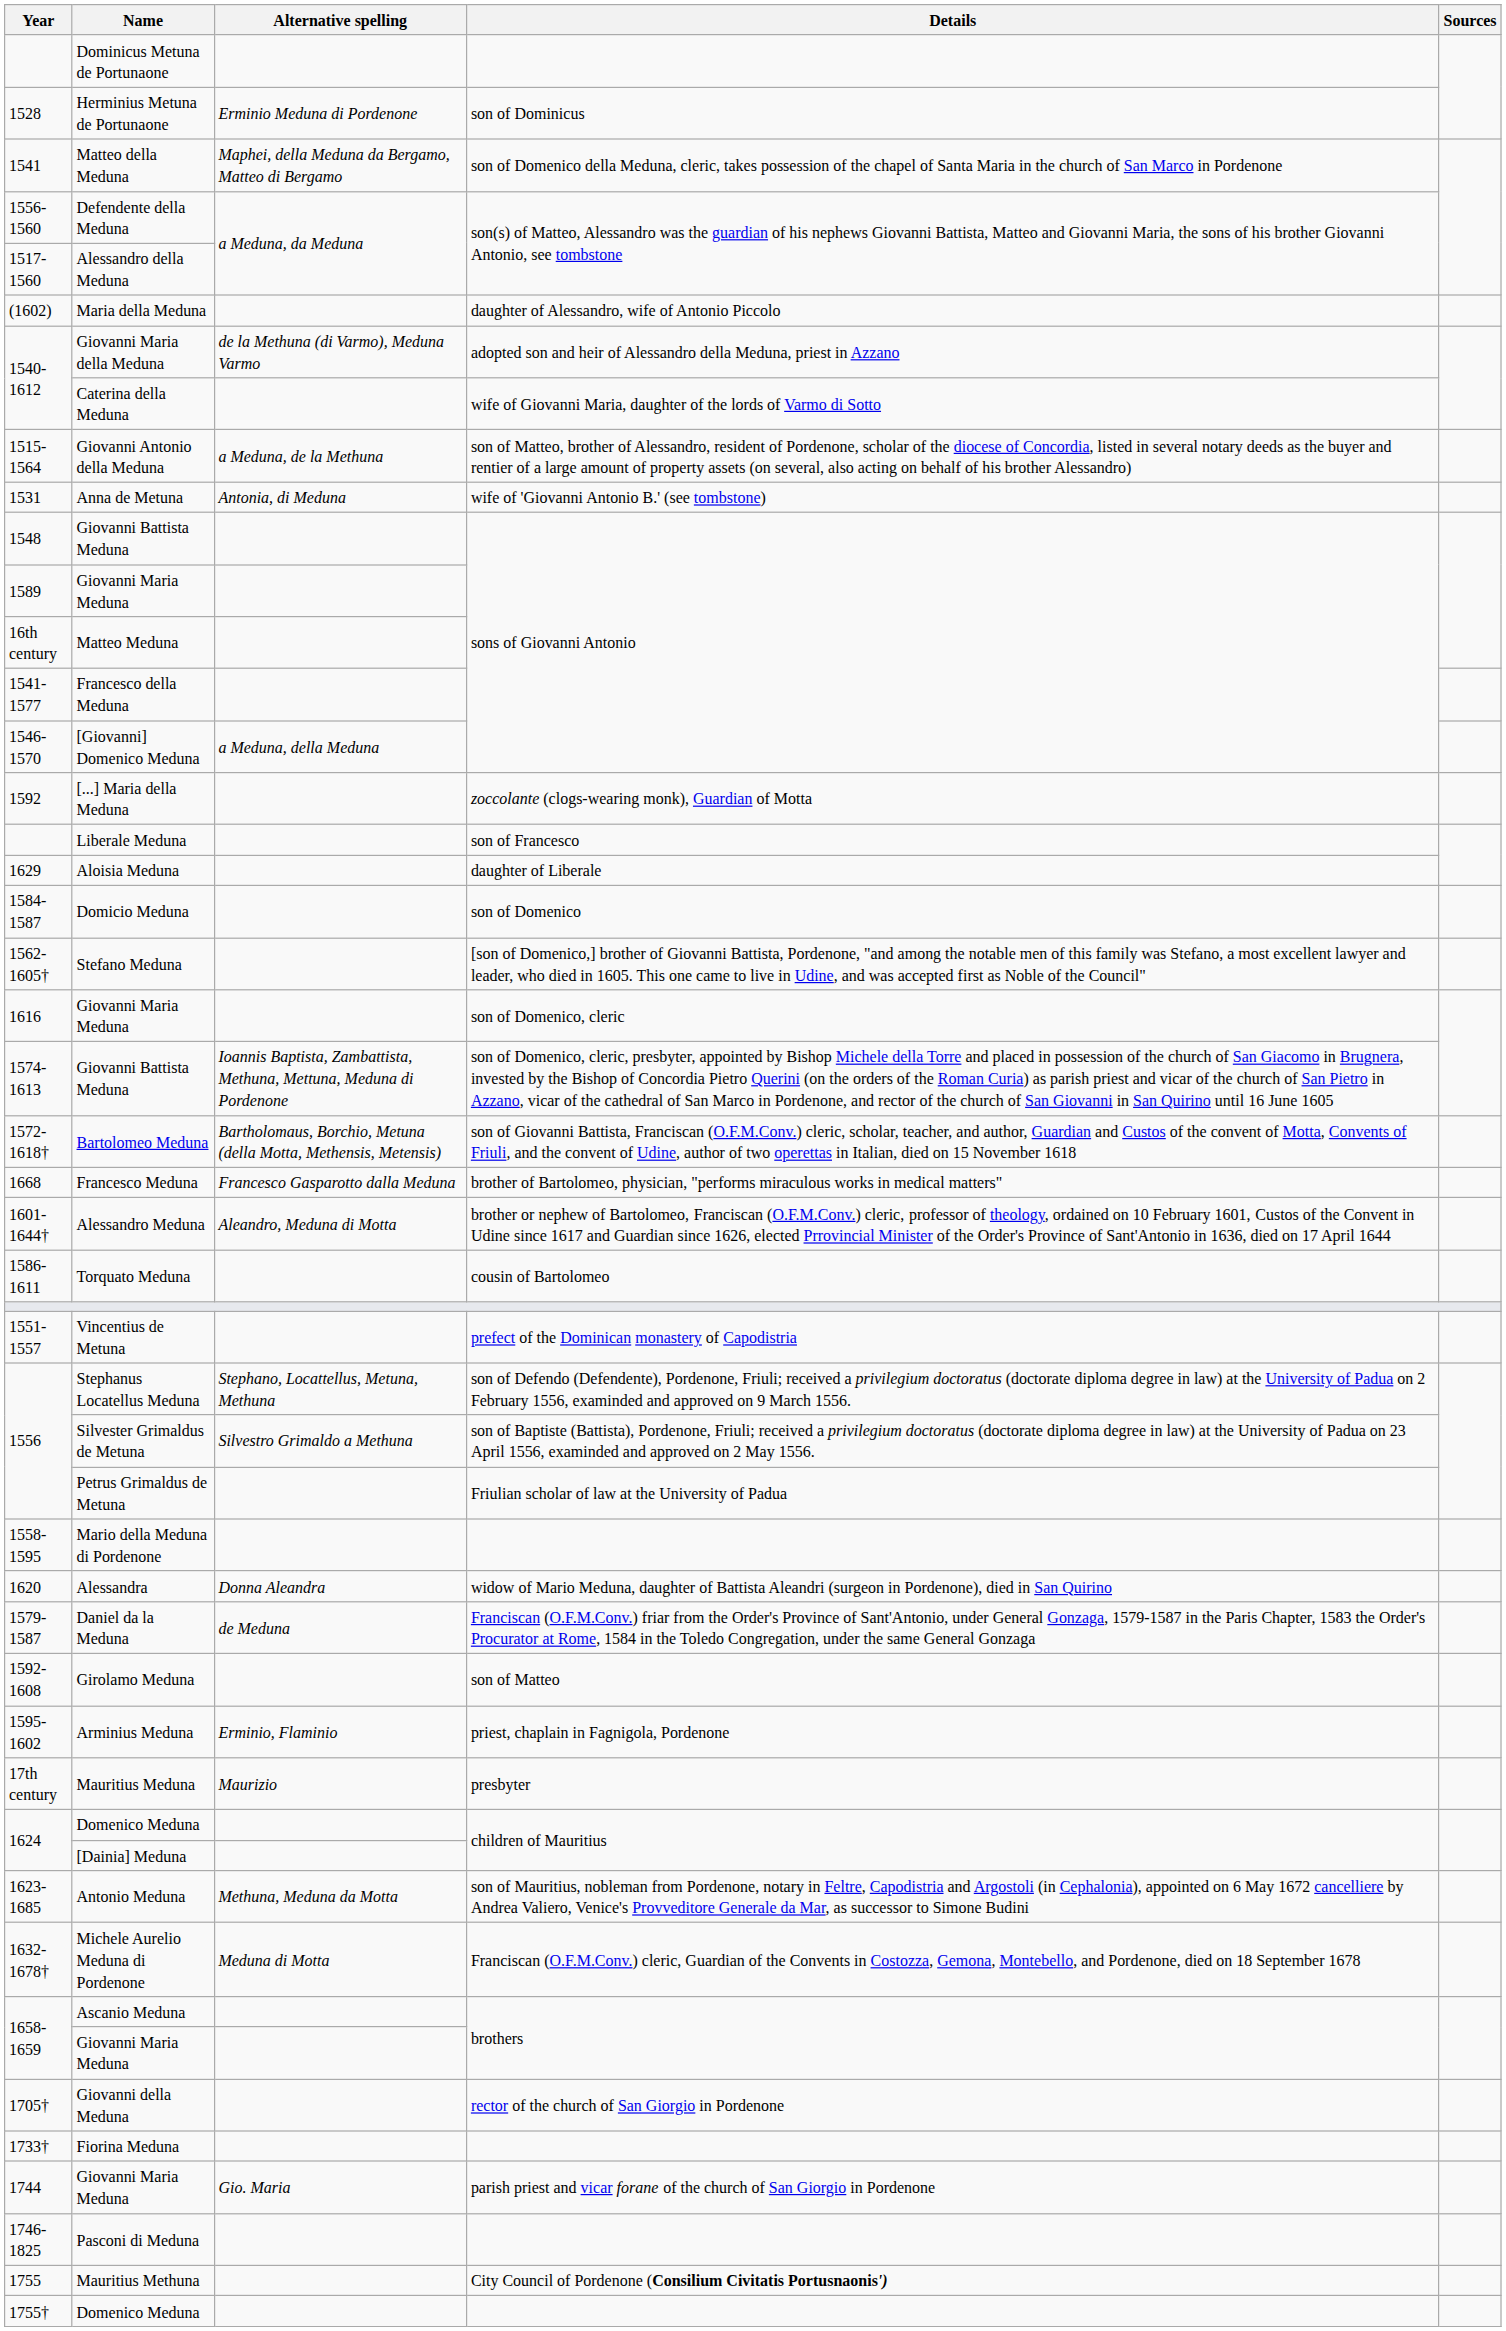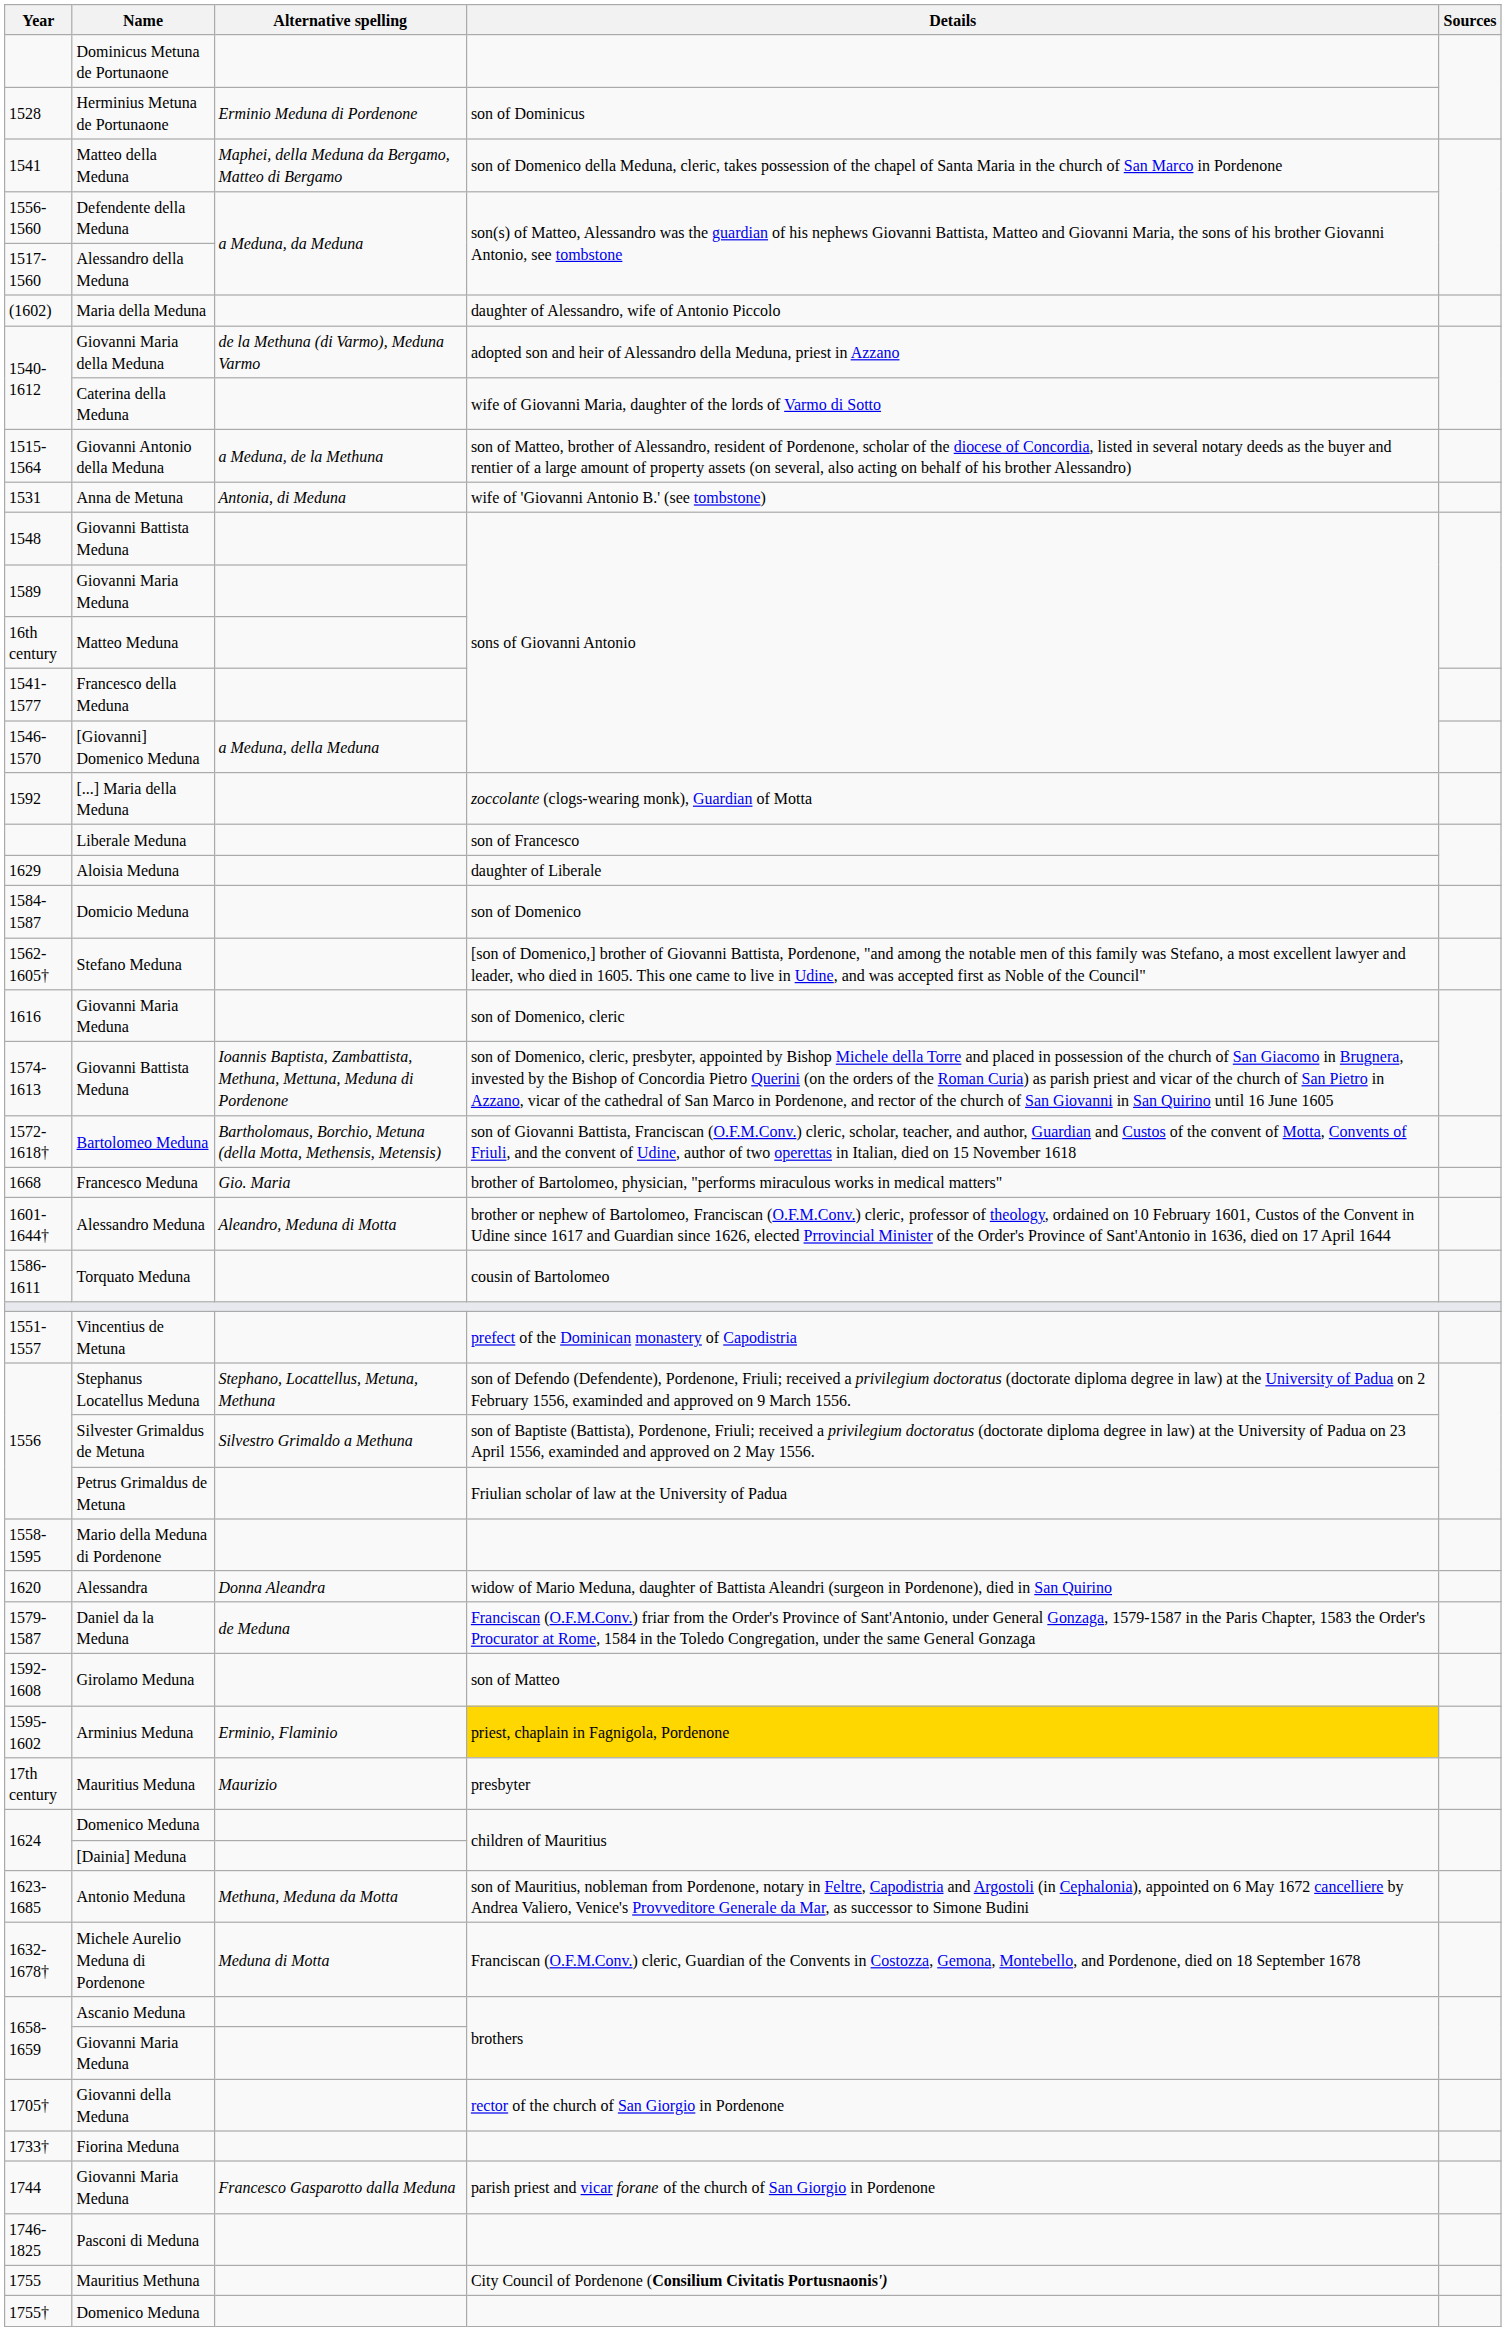(337, 1183) Francesco Gasparotto dalla Meduna -> (254, 1182) Gio. Maria
(600, 1732) no background -> (600, 1732) gold background
(254, 2187) Gio. Maria -> (337, 2188) Francesco Gasparotto dalla Meduna
